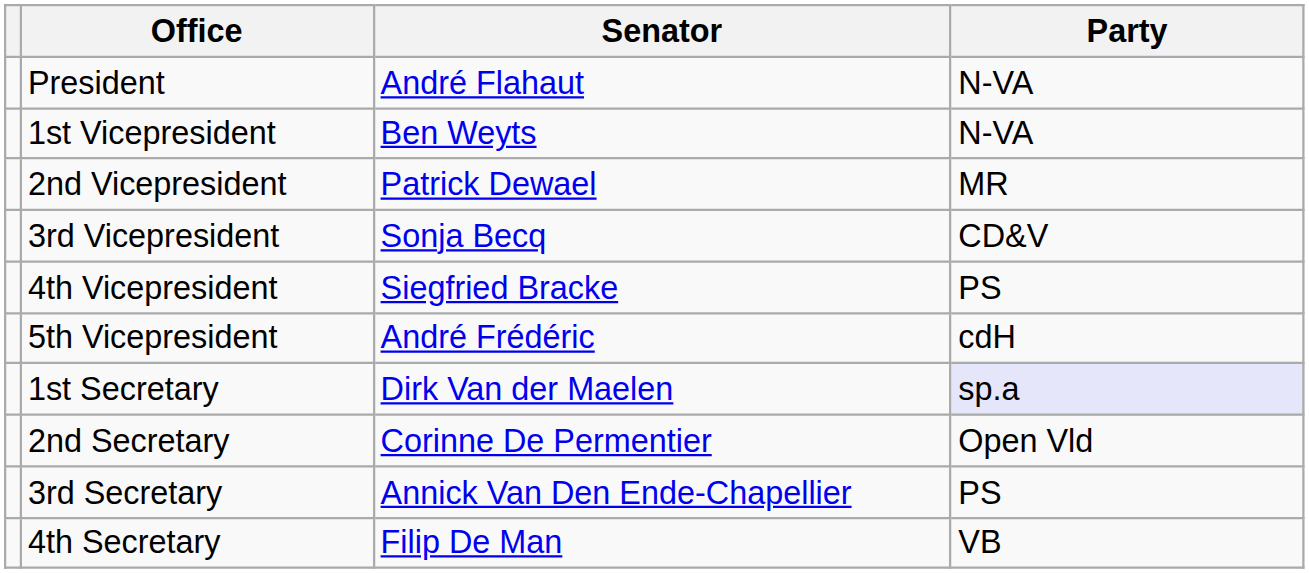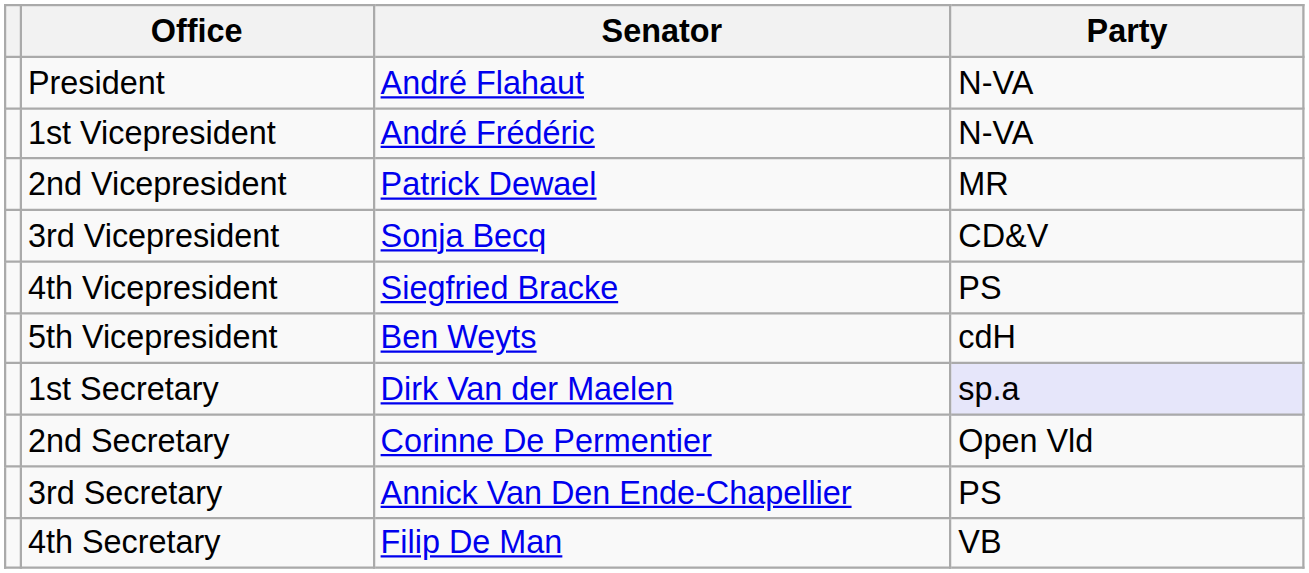(459, 133) Ben Weyts -> (488, 133) André Frédéric
(488, 338) André Frédéric -> (459, 338) Ben Weyts
